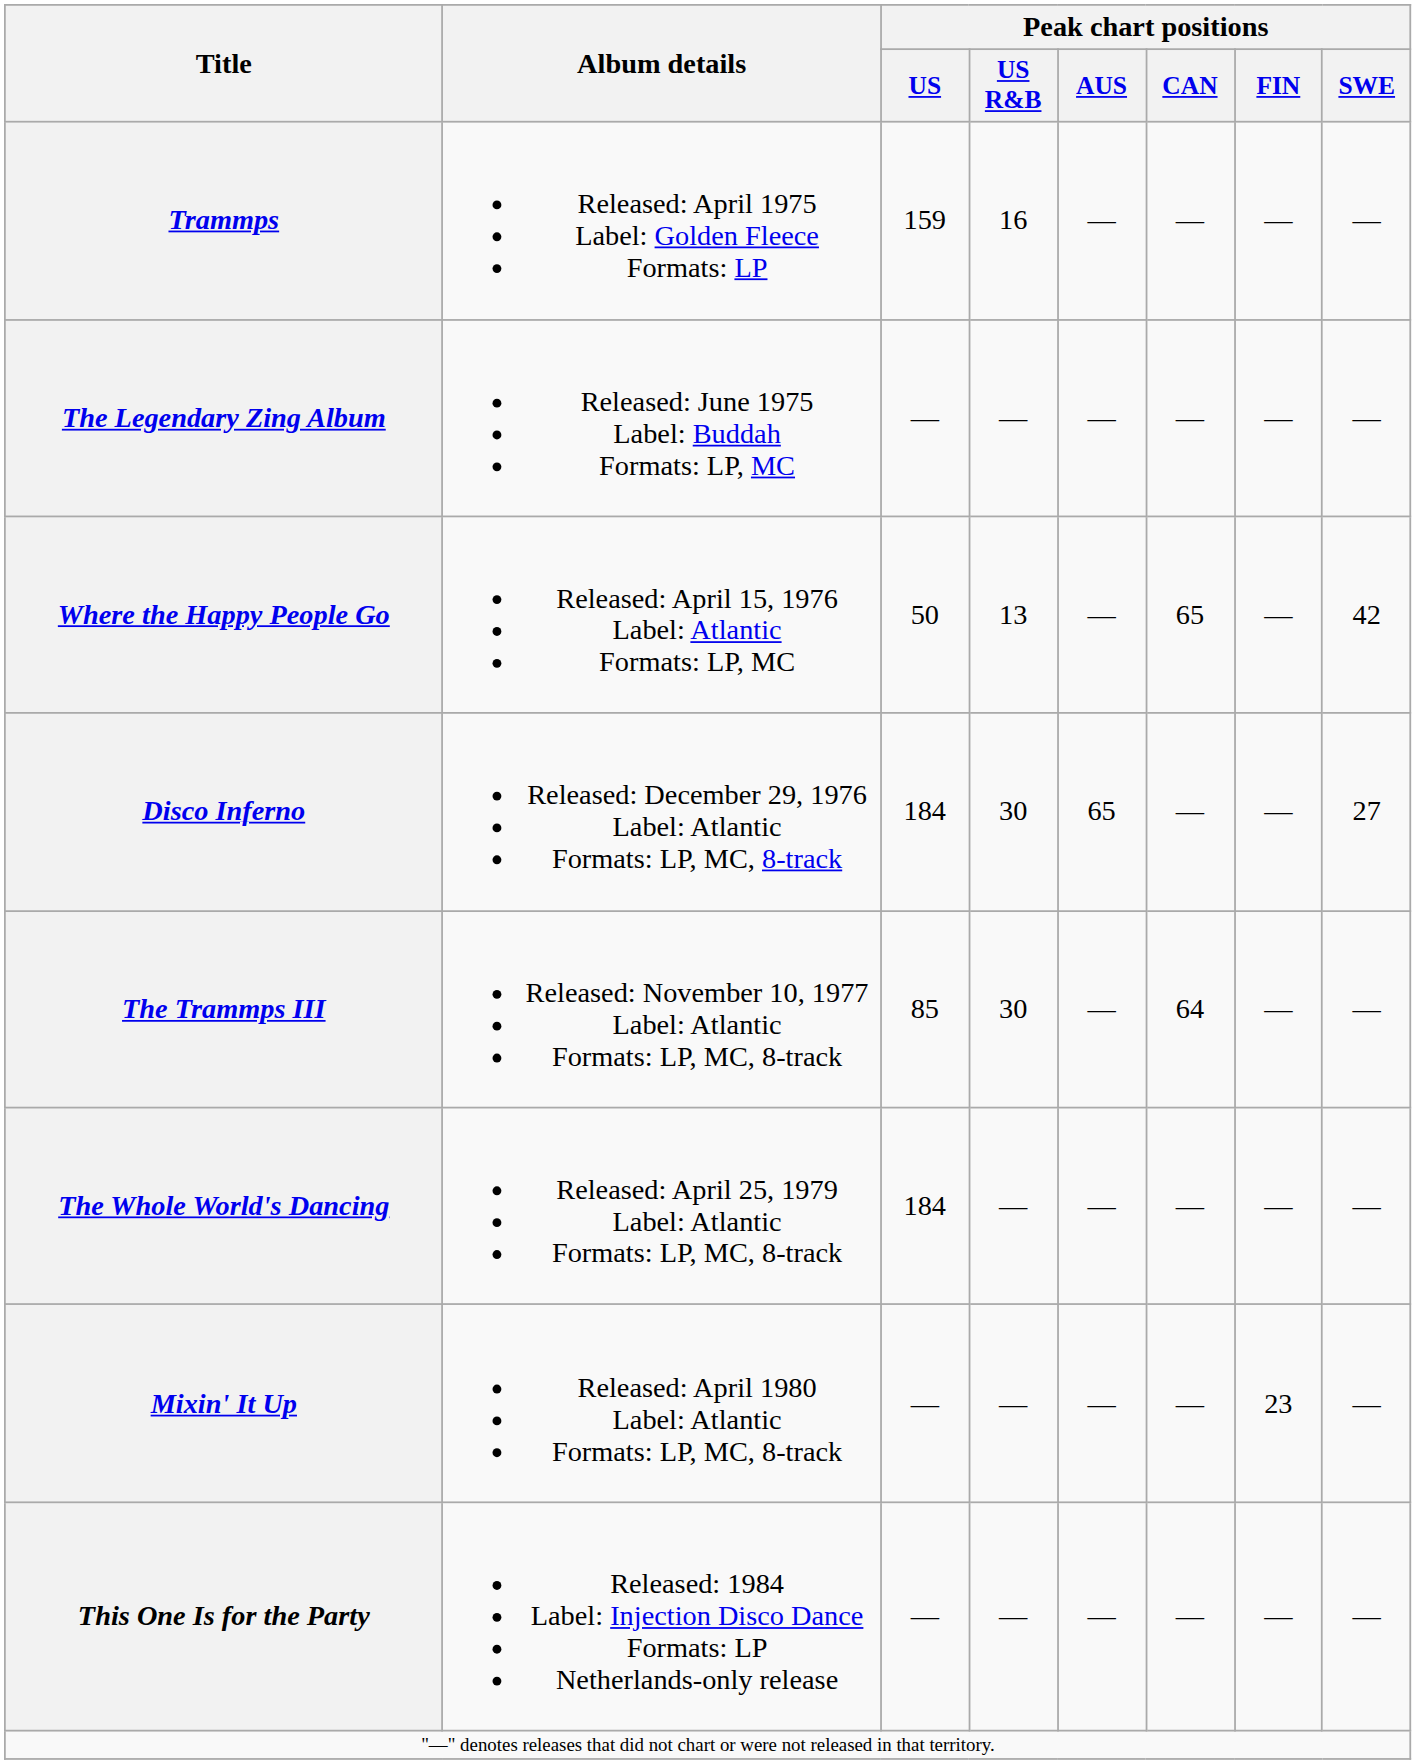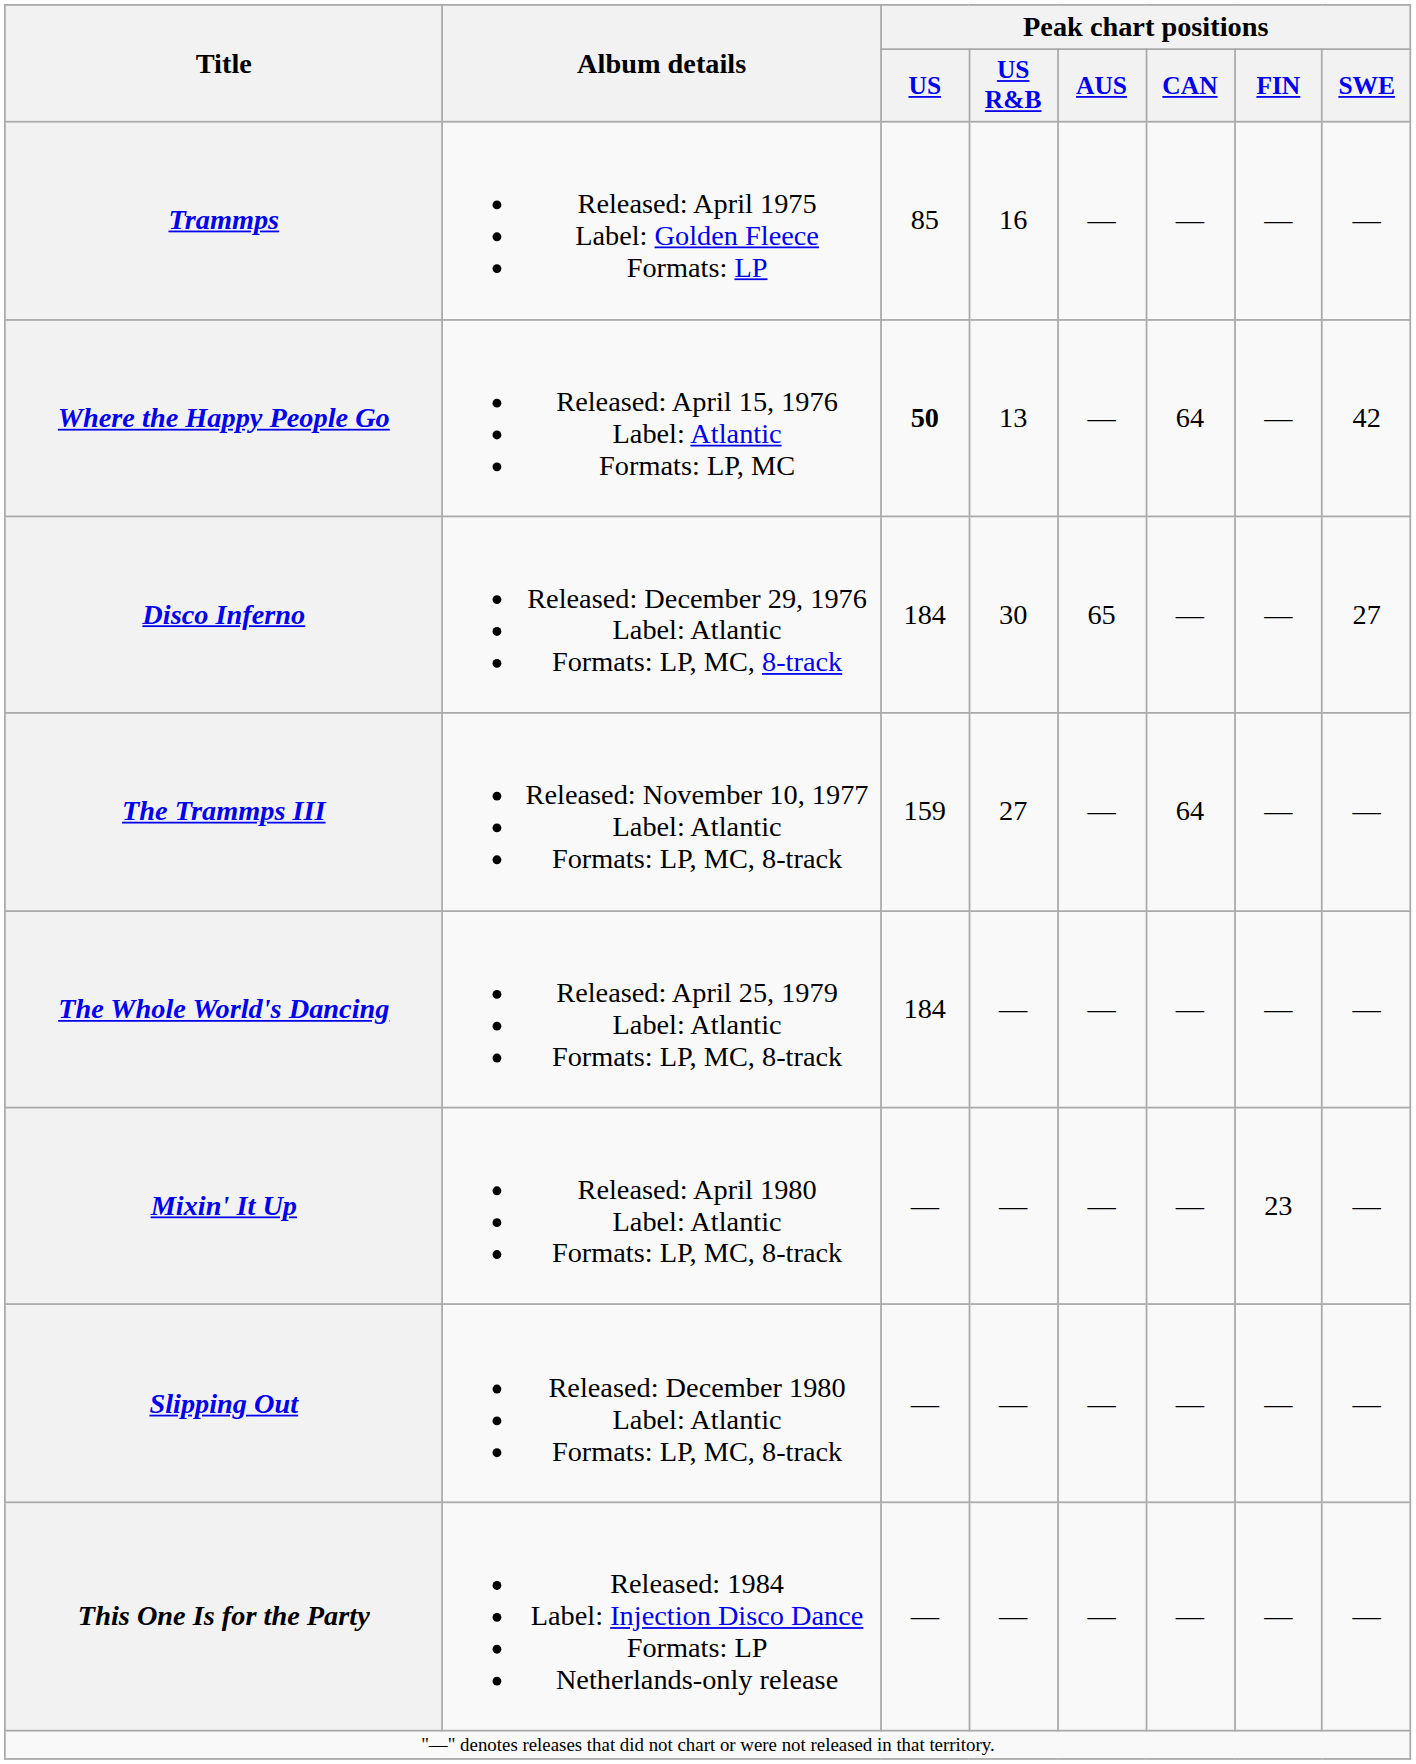(925, 220) 159 -> (925, 220) 85
- row: (224, 417)
(925, 614) normal -> (925, 417) bold
(1190, 614) 65 -> (1190, 417) 64
(925, 1008) 85 -> (925, 811) 159
(1013, 1008) 30 -> (1013, 811) 27
+ row: (224, 1402)
